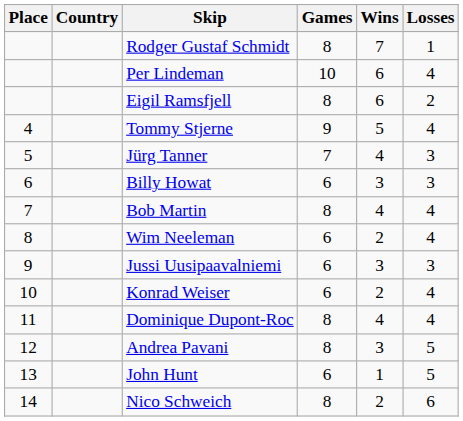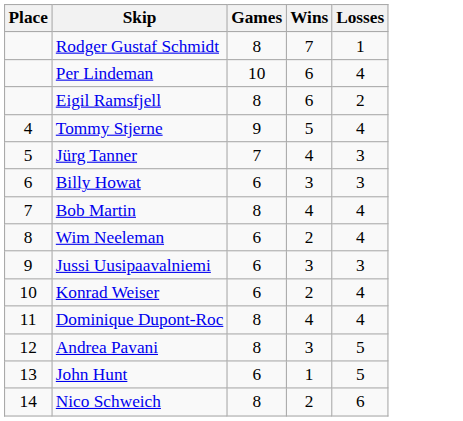- column: (87, 18)
